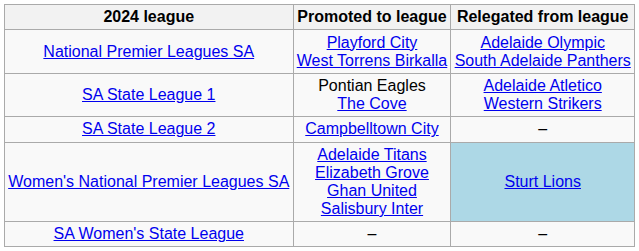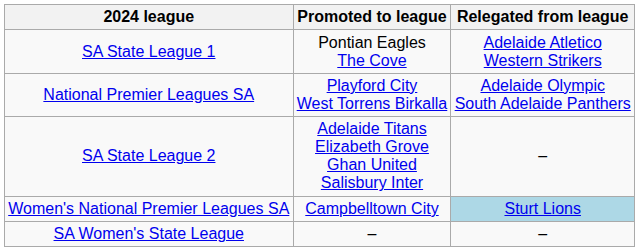rows swapped: (149, 51) <-> (149, 94)
(372, 129) Campbelltown City -> (372, 156) Adelaide Titans Elizabeth Grove Ghan United Salisbury Inter
(372, 181) Adelaide Titans Elizabeth Grove Ghan United Salisbury Inter -> (372, 208) Campbelltown City
